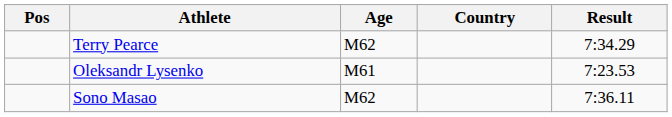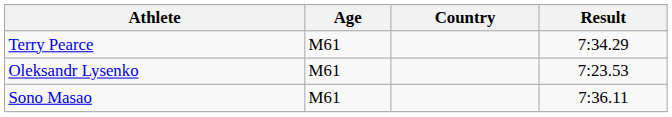- column: (37, 17)
(360, 44) M62 -> (324, 44) M61
(360, 97) M62 -> (324, 97) M61
